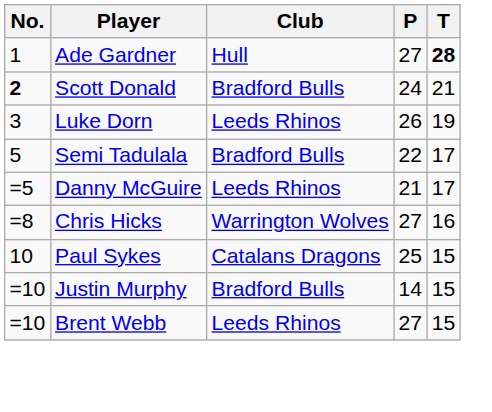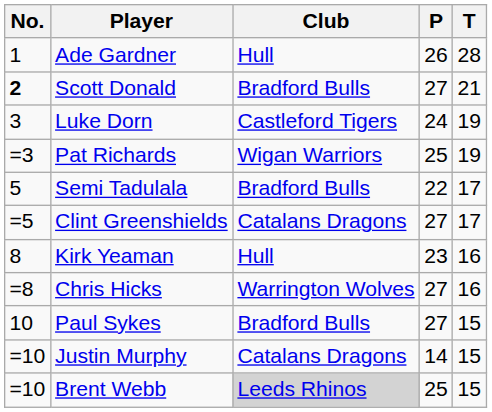(410, 54) 27 -> (436, 54) 26
(443, 54) bold -> (469, 54) normal
(410, 88) 24 -> (436, 88) 27
(276, 121) Leeds Rhinos -> (317, 121) Castleford Tigers
(410, 121) 26 -> (436, 121) 24
+ row: (116, 155)
+ row: (141, 222)
- row: (128, 188)
+ row: (114, 255)
(296, 255) Catalans Dragons -> (304, 322) Bradford Bulls
(410, 255) 25 -> (436, 322) 27
(278, 289) Bradford Bulls -> (322, 356) Catalans Dragons
(276, 322) no background -> (302, 389) lightgrey background
(410, 322) 27 -> (436, 389) 25
